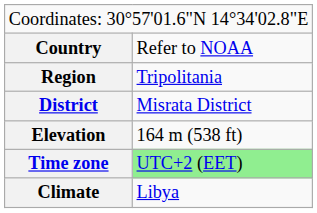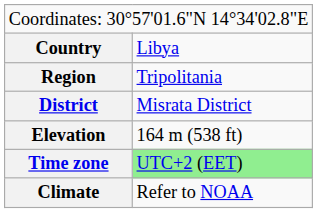(195, 47) Refer to NOAA -> (158, 47) Libya
(158, 192) Libya -> (195, 192) Refer to NOAA
